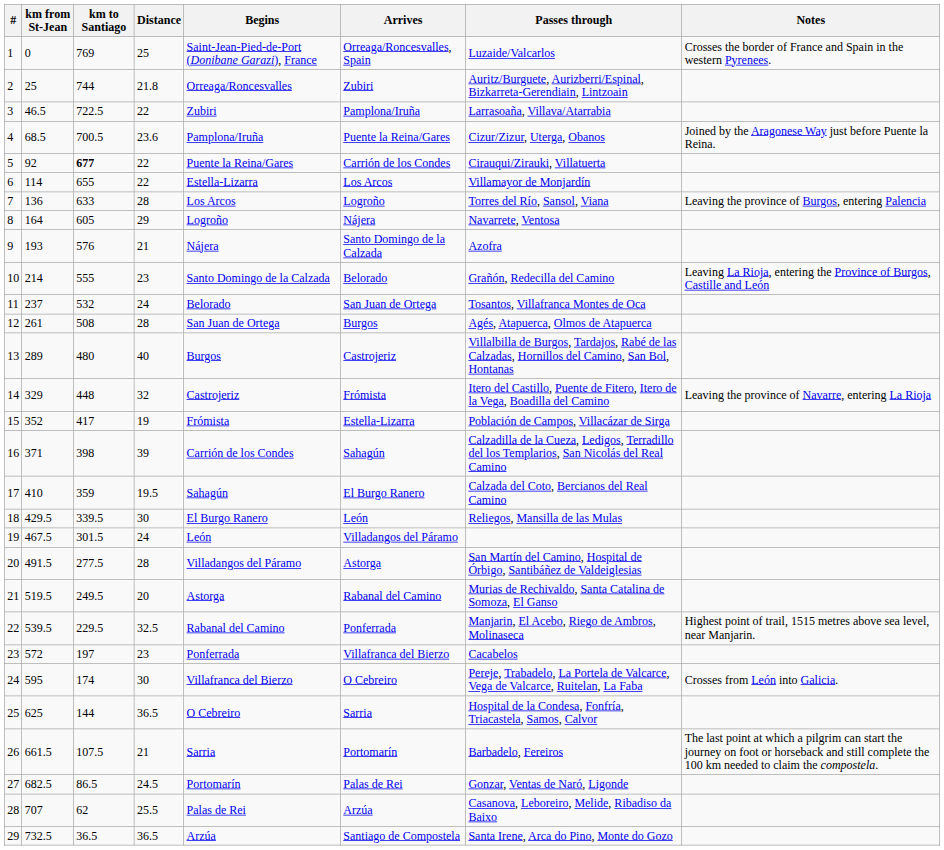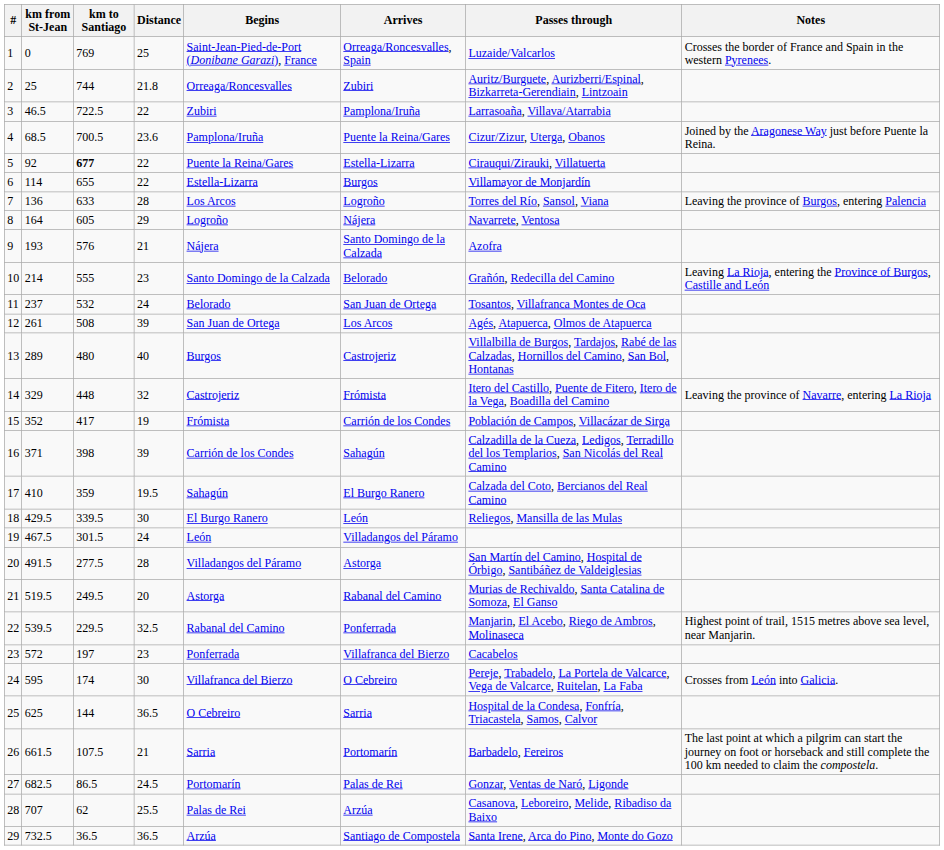(397, 163) Carrión de los Condes -> (379, 163) Estella-Lizarra
(368, 182) Los Arcos -> (361, 182) Burgos
(143, 323) 28 -> (143, 323) 39
(361, 323) Burgos -> (368, 323) Los Arcos
(379, 420) Estella-Lizarra -> (397, 420) Carrión de los Condes
